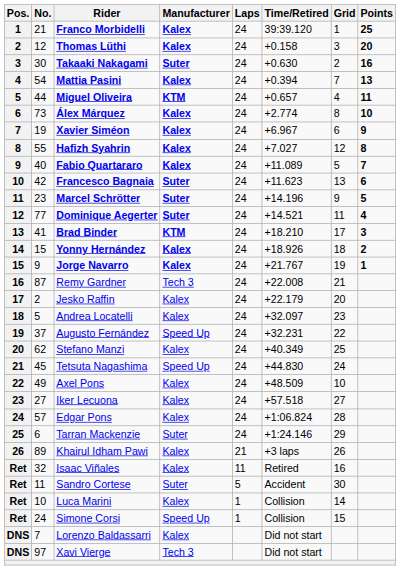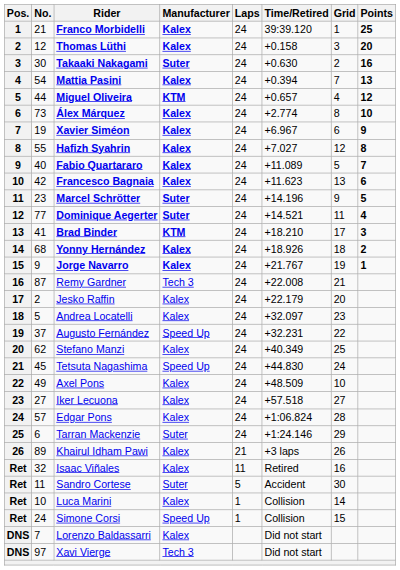(366, 97) 11 -> (366, 97) 12
(176, 181) Suter -> (177, 181) Kalex
(40, 249) 15 -> (40, 249) 68
